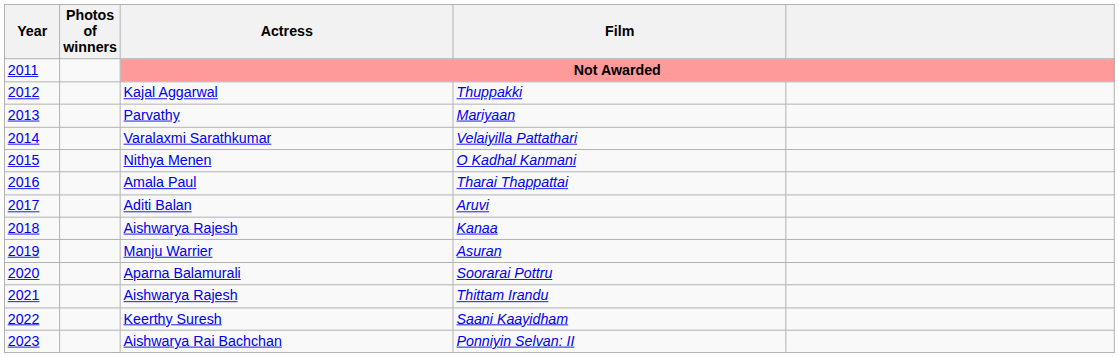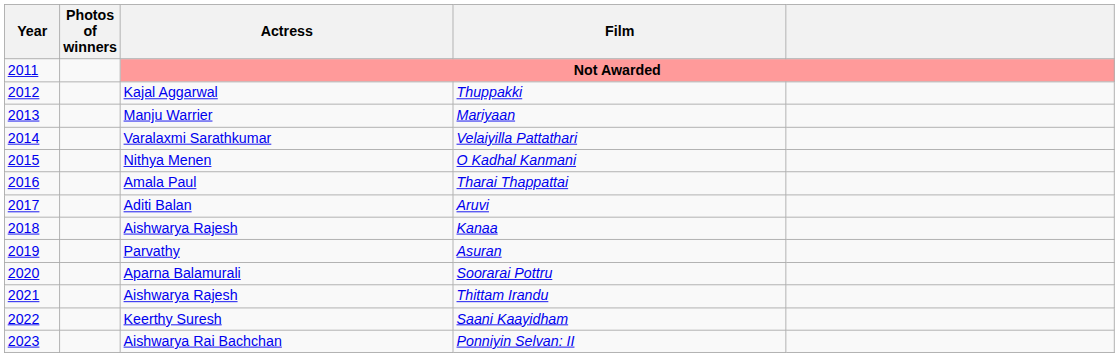(152, 115) Parvathy -> (168, 115) Manju Warrier
(168, 251) Manju Warrier -> (152, 251) Parvathy
